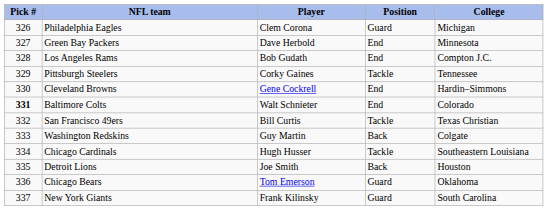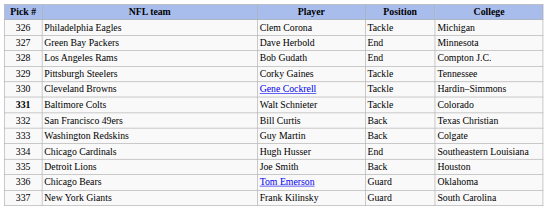(380, 27) Guard -> (380, 27) Tackle
(375, 89) End -> (380, 89) Tackle
(375, 105) End -> (380, 105) Tackle
(380, 120) Tackle -> (377, 120) Back
(380, 151) Tackle -> (375, 151) End
